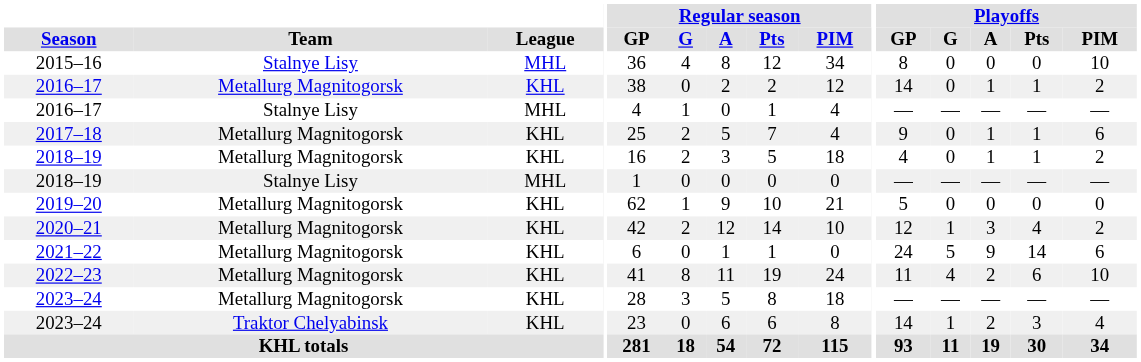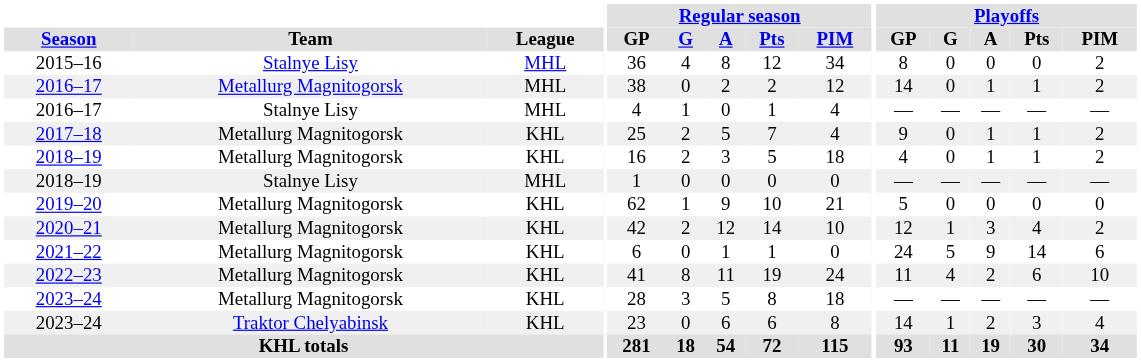(1100, 62) 10 -> (1100, 62) 2
(545, 86) KHL -> (545, 86) MHL
(1100, 133) 6 -> (1100, 133) 2
